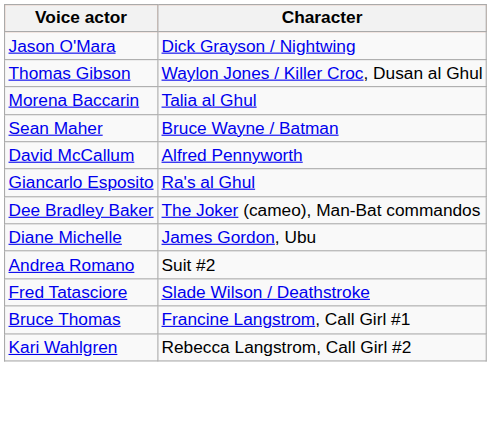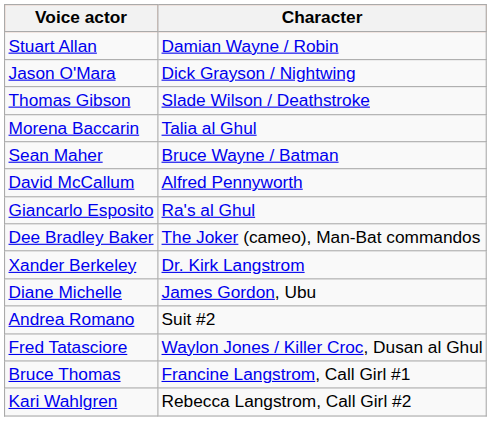+ row: (53, 45)
(322, 73) Waylon Jones / Killer Croc, Dusan al Ghul -> (266, 100) Slade Wilson / Deathstroke
+ row: (72, 264)
(266, 292) Slade Wilson / Deathstroke -> (322, 347) Waylon Jones / Killer Croc, Dusan al Ghul
